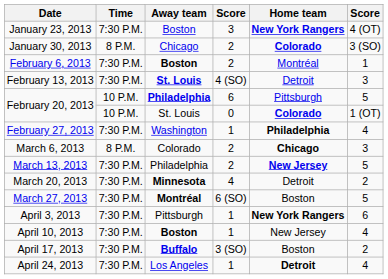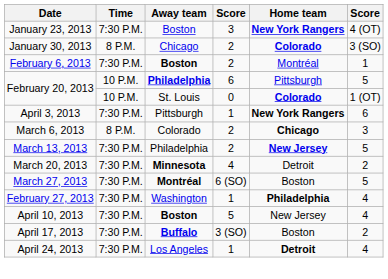- row: (50, 80)
rows swapped: (50, 131) <-> (50, 215)
(231, 232) 1 -> (231, 215) 5
